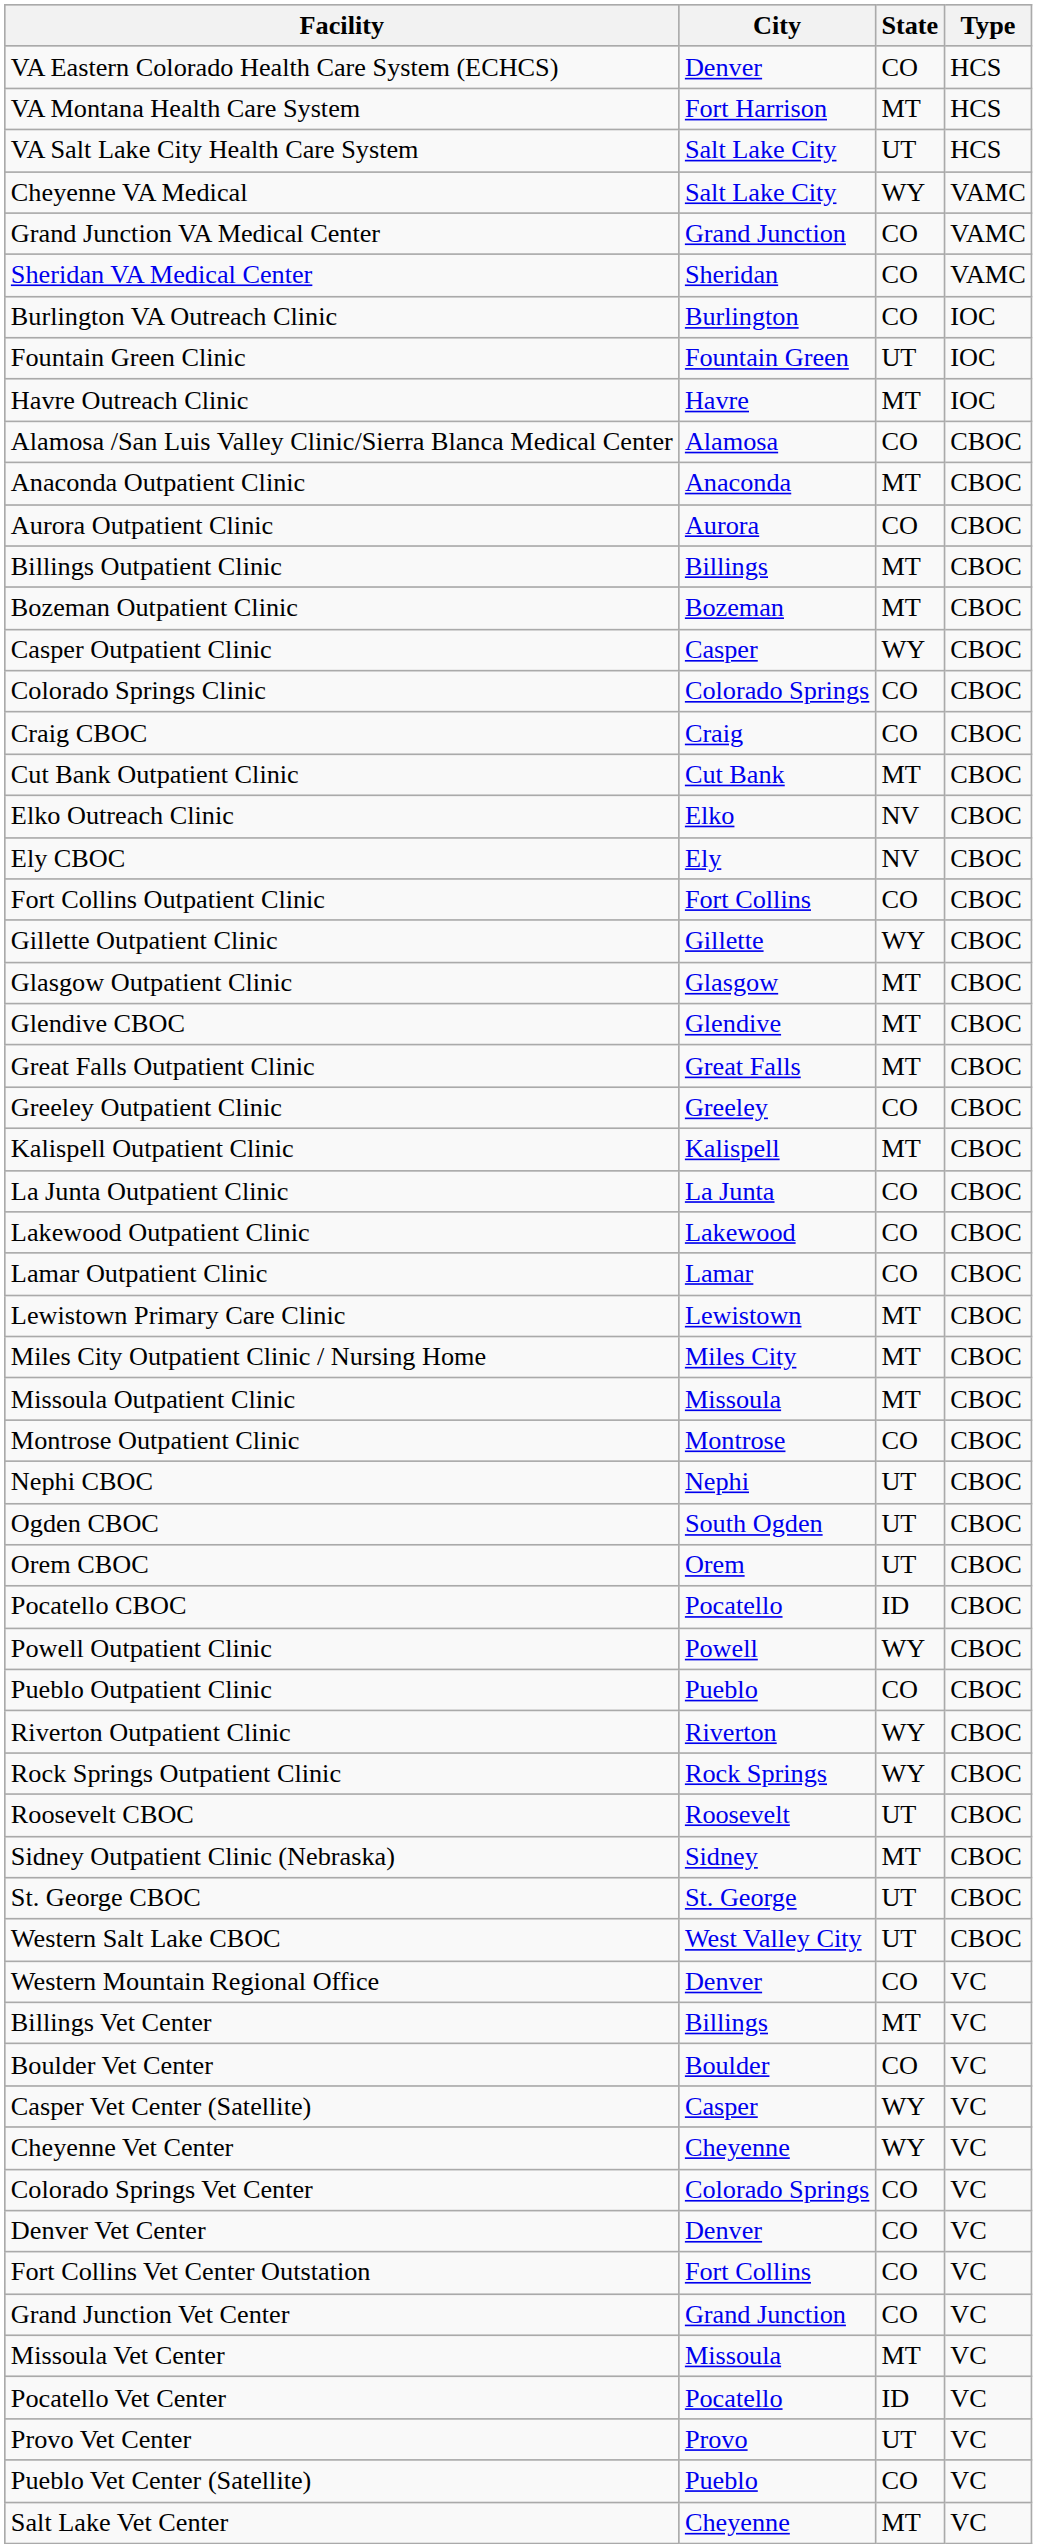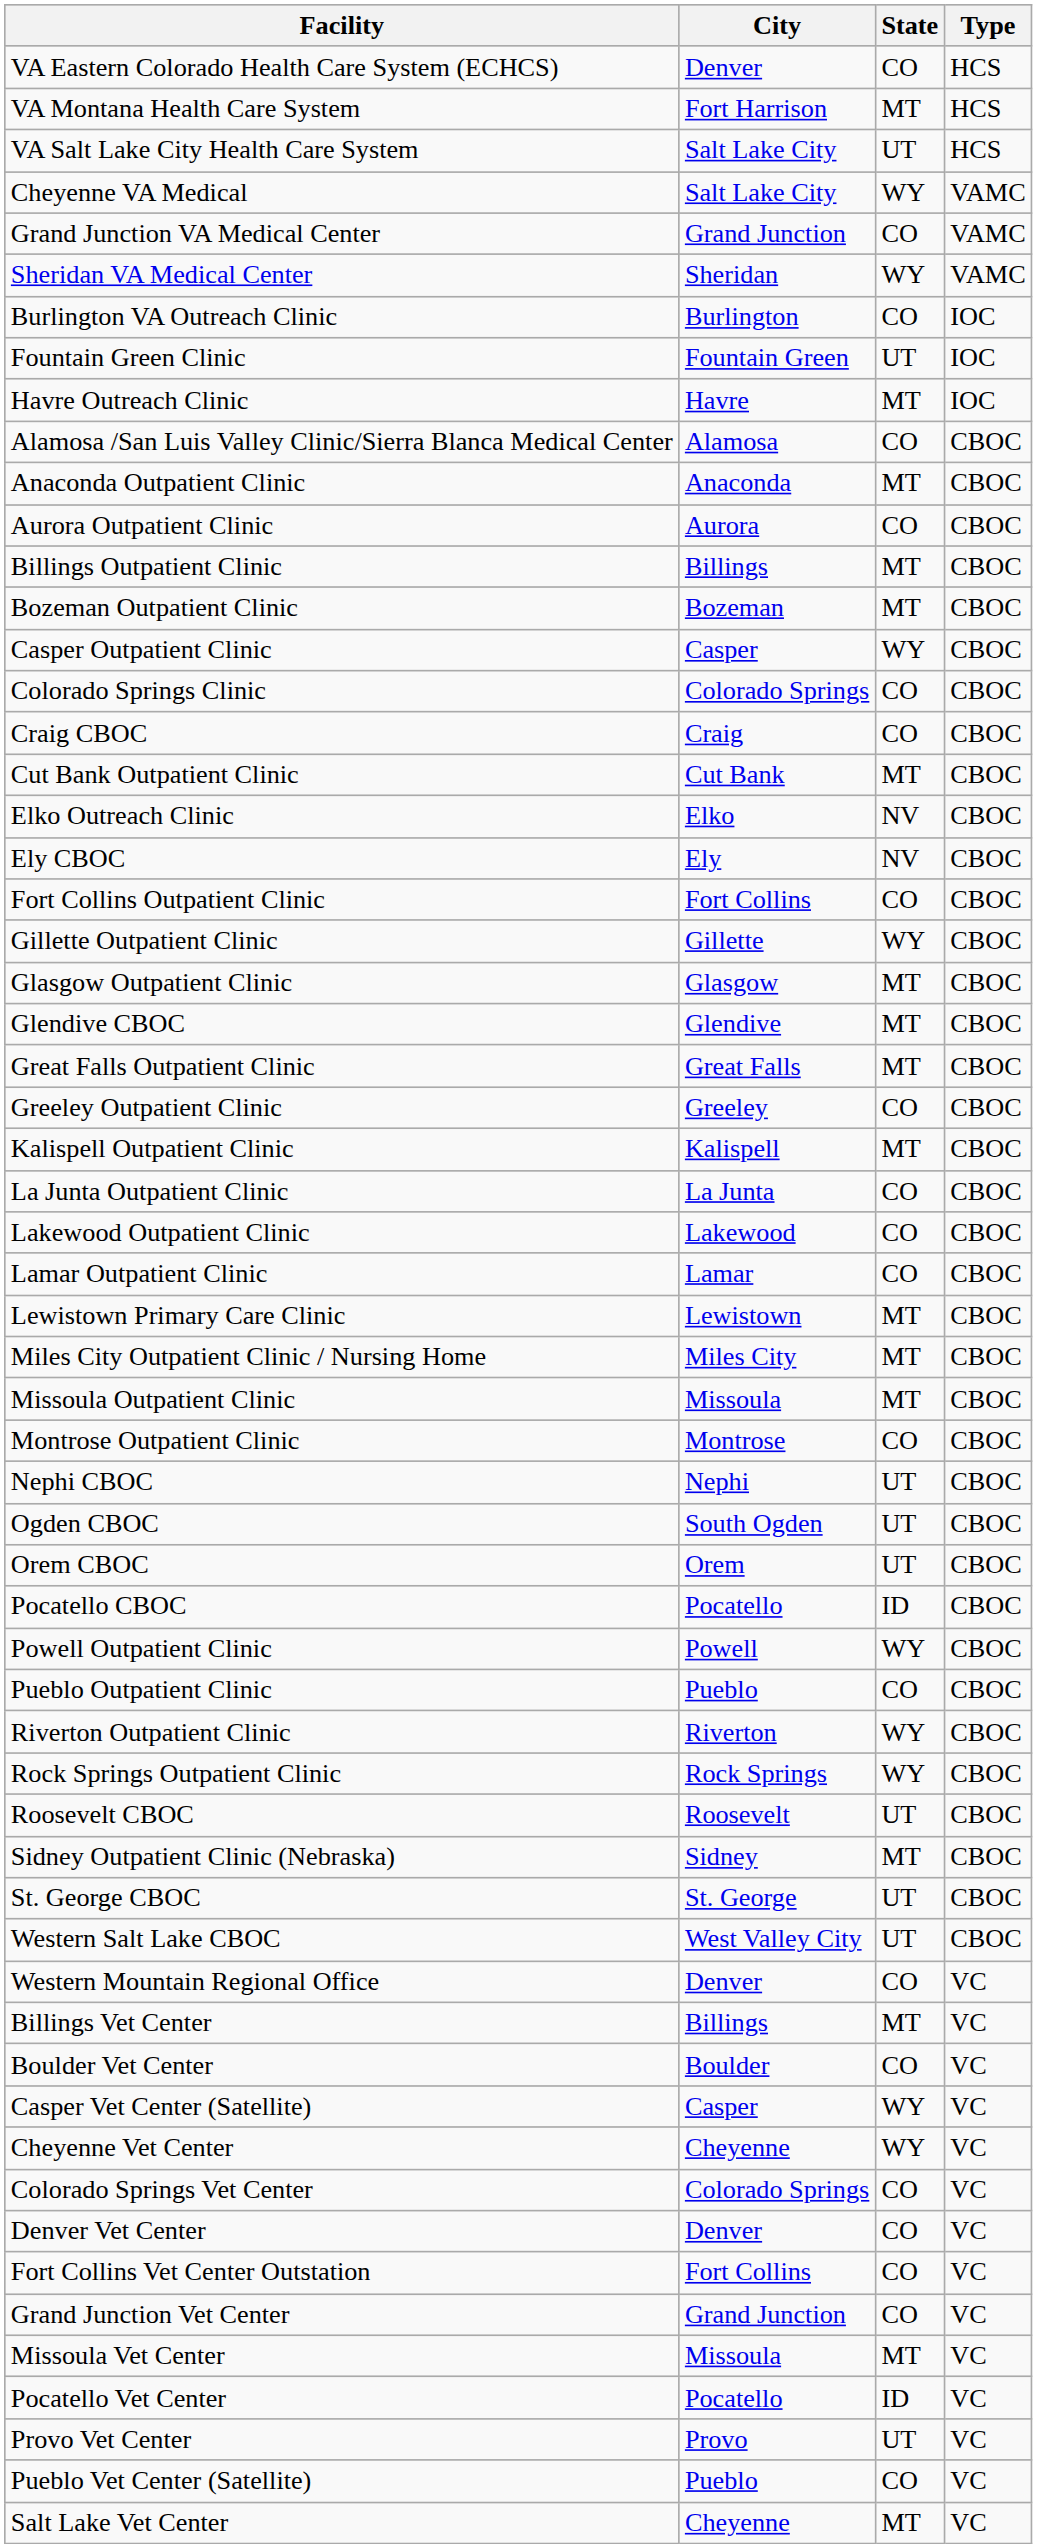(900, 274) CO -> (903, 274) WY
